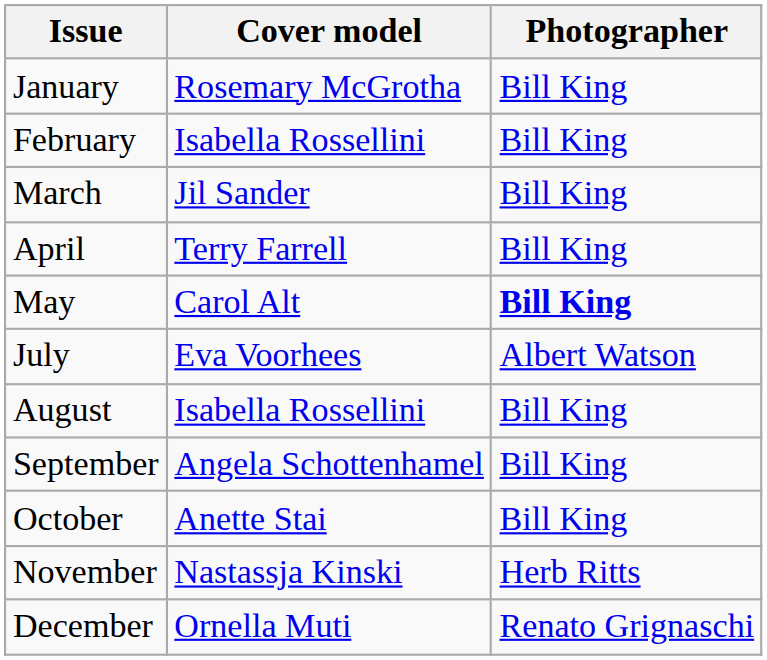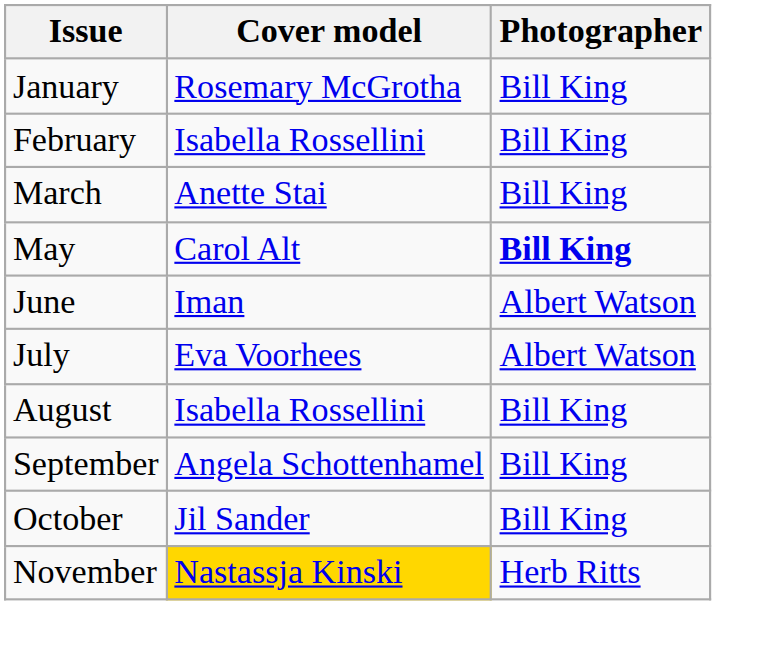(242, 193) Jil Sander -> (251, 193) Anette Stai
- row: (49, 247)
+ row: (44, 301)
(251, 517) Anette Stai -> (242, 517) Jil Sander
(288, 572) no background -> (288, 572) gold background
- row: (83, 626)
